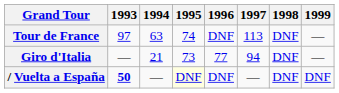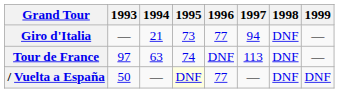rows swapped: (56, 56) <-> (56, 35)
(124, 77) bold -> (124, 77) normal
(221, 77) DNF -> (221, 77) 77
